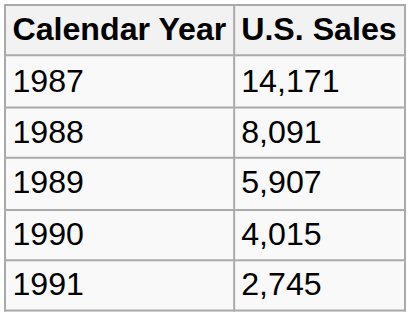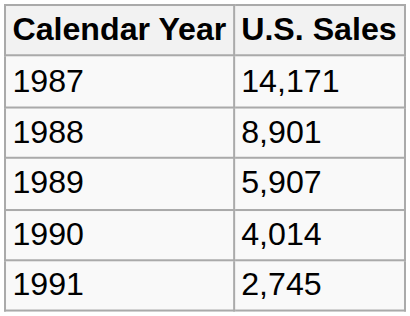(281, 132) 8,091 -> (281, 132) 8,901
(281, 234) 4,015 -> (281, 234) 4,014
